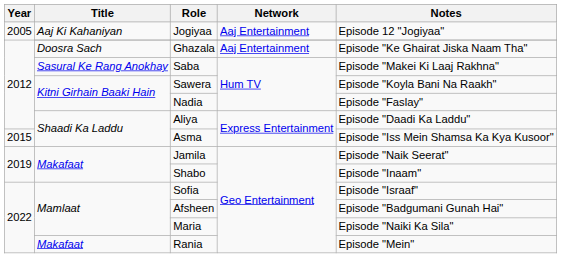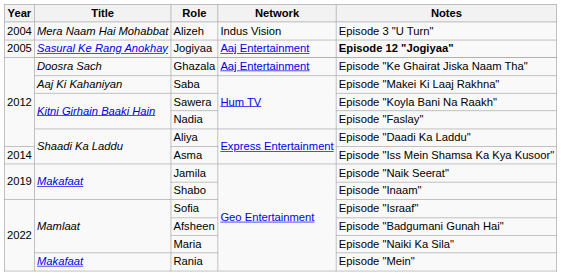+ row: (189, 31)
(80, 31) Aaj Ki Kahaniyan -> (102, 48) Sasural Ke Rang Anokhay
(391, 31) normal -> (396, 48) bold
(102, 66) Sasural Ke Rang Anokhay -> (80, 84) Aaj Ki Kahaniyan
(19, 137) 2015 -> (19, 155) 2014
